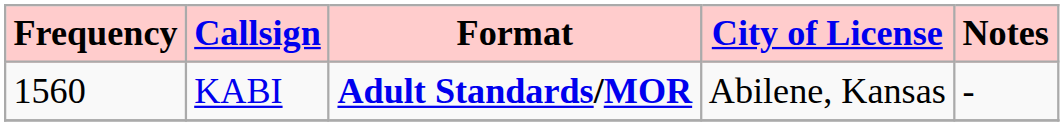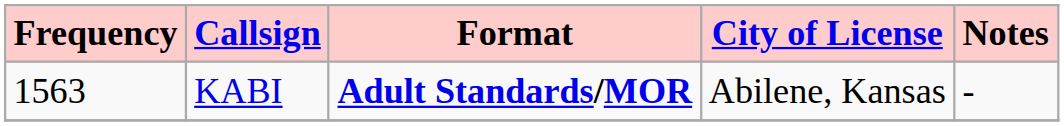(50, 90) 1560 -> (50, 90) 1563
